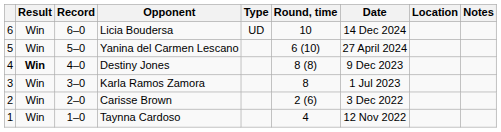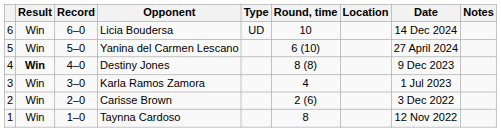columns swapped: (375, 13) <-> (435, 13)
(306, 83) 8 -> (306, 83) 4
(306, 118) 4 -> (306, 118) 8
